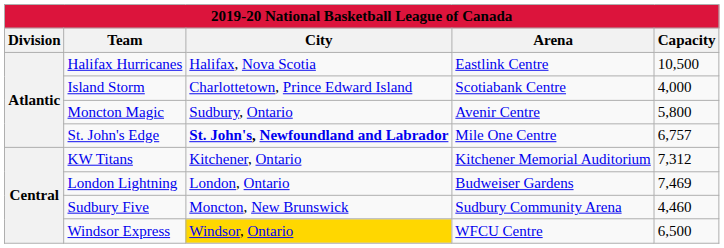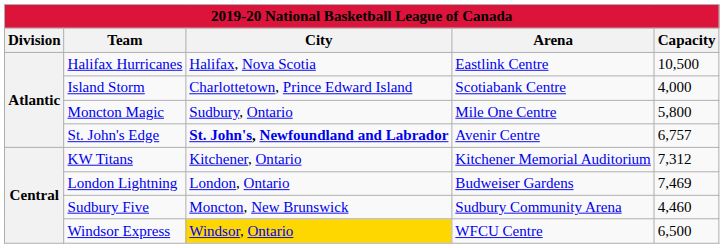(498, 111) Avenir Centre -> (506, 111) Mile One Centre
(506, 135) Mile One Centre -> (498, 135) Avenir Centre
